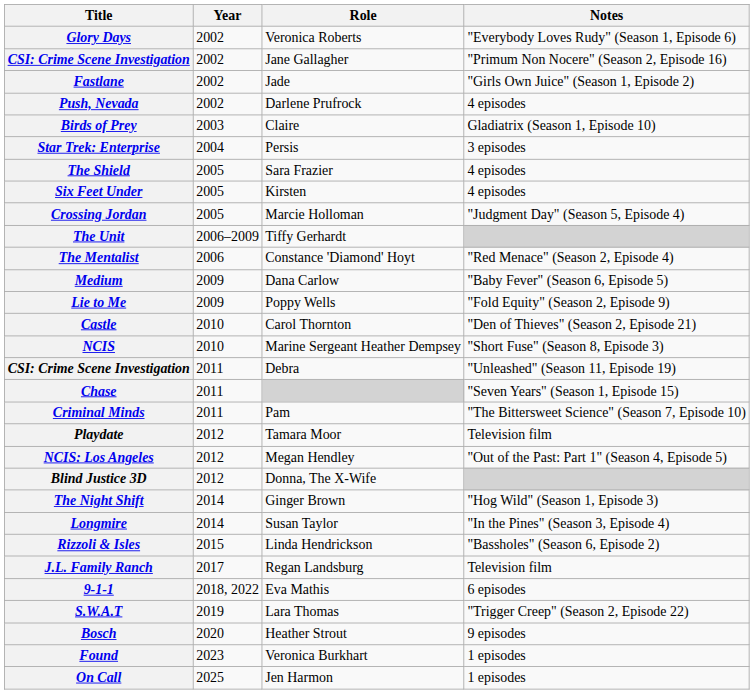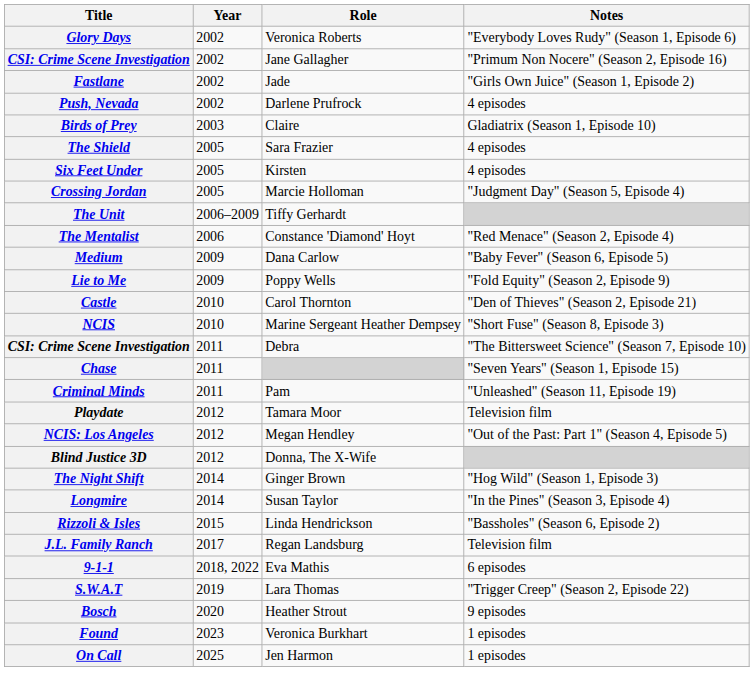- row: (99, 147)
(572, 368) "Unleashed" (Season 11, Episode 19) -> (607, 346) "The Bittersweet Science" (Season 7, Episode 10)
(607, 412) "The Bittersweet Science" (Season 7, Episode 10) -> (572, 390) "Unleashed" (Season 11, Episode 19)
